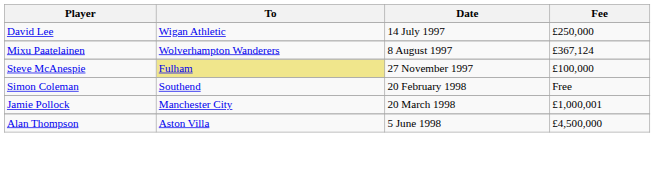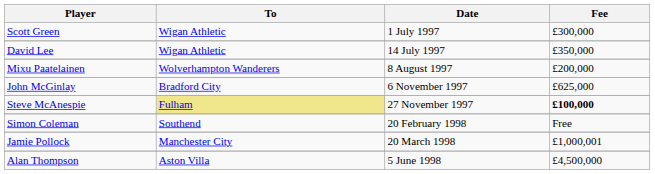+ row: (33, 32)
(573, 32) £250,000 -> (573, 50) £350,000
(573, 50) £367,124 -> (573, 68) £200,000
+ row: (41, 87)
(573, 68) normal -> (573, 105) bold
